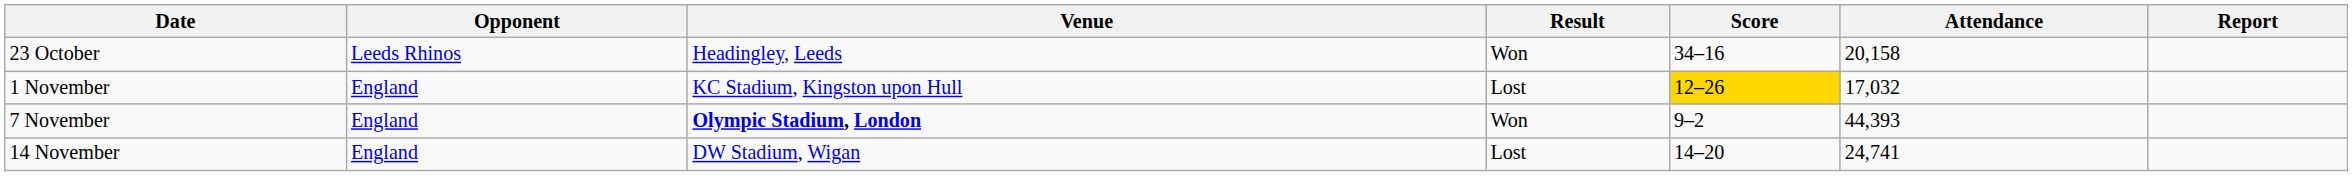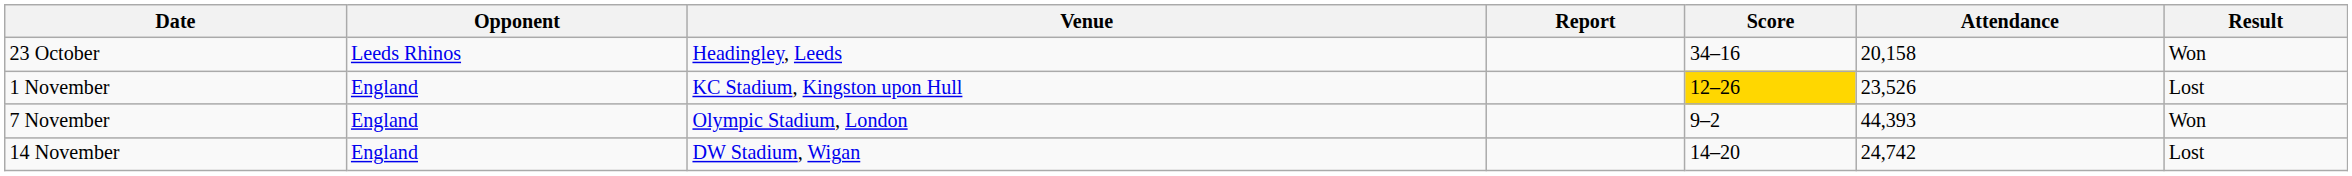columns swapped: (1577, 20) <-> (2248, 20)
(1872, 87) 17,032 -> (1888, 87) 23,526
(807, 120) bold -> (800, 120) normal
(1872, 153) 24,741 -> (1888, 153) 24,742
